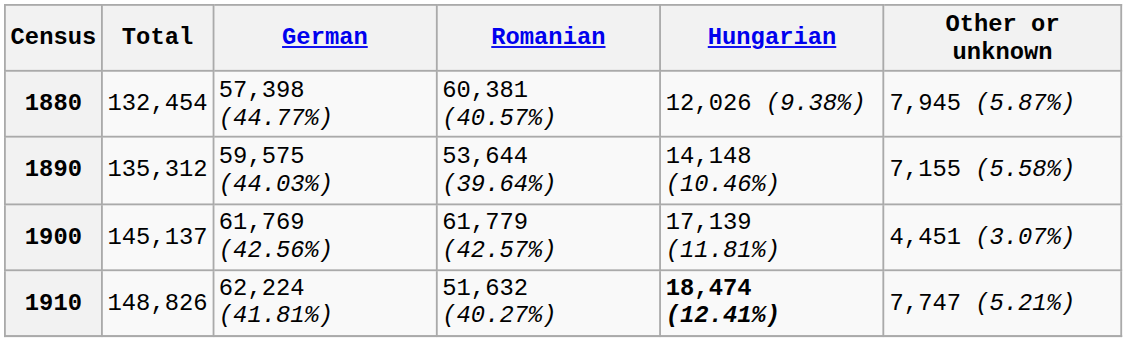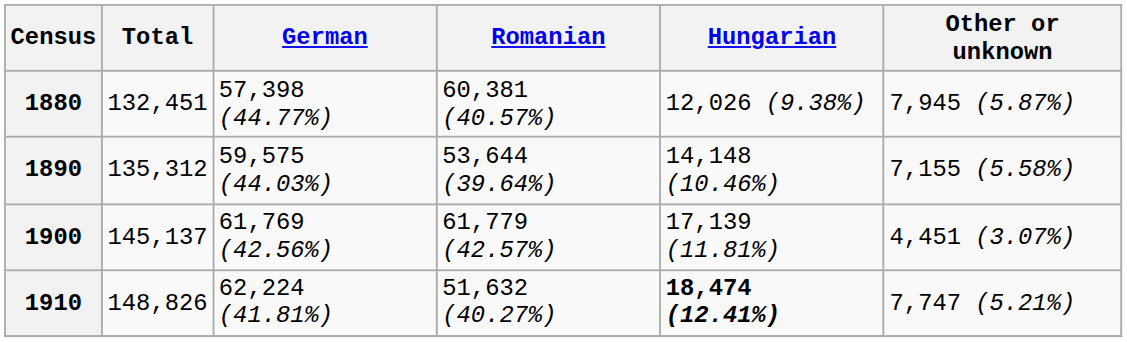(158, 104) 132,454 -> (158, 104) 132,451
